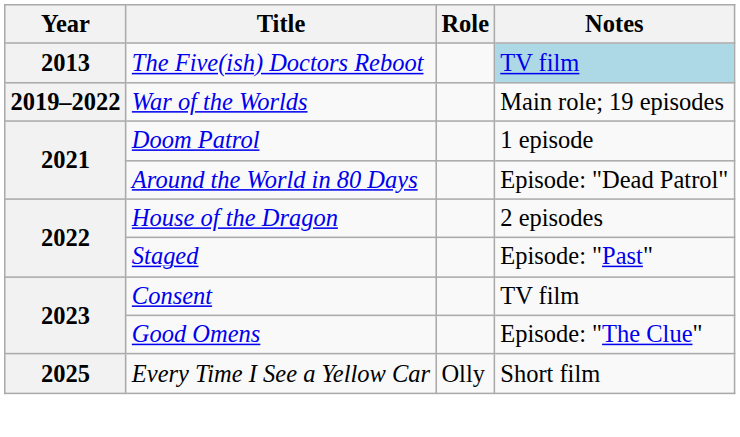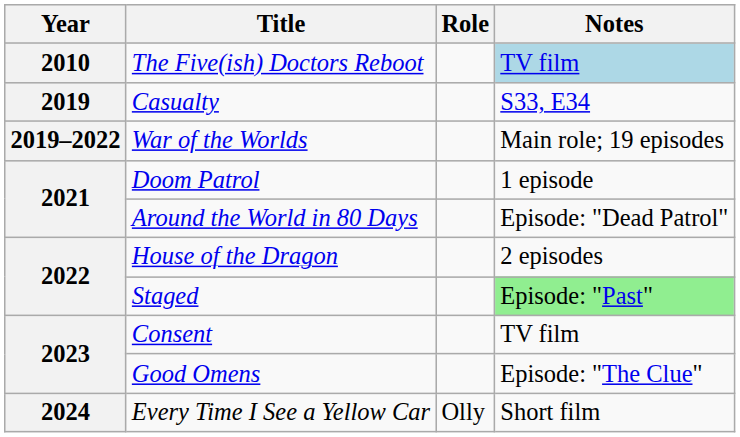(65, 62) 2013 -> (65, 62) 2010
+ row: (175, 101)
(577, 256) no background -> (577, 295) lightgreen background
(65, 373) 2025 -> (65, 412) 2024
